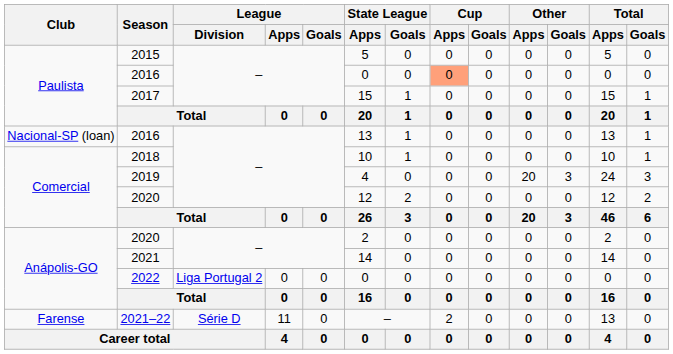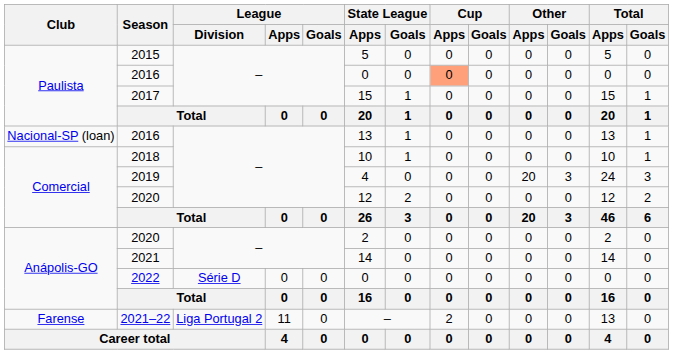(219, 278) Liga Portugal 2 -> (219, 278) Série D
(219, 319) Série D -> (219, 319) Liga Portugal 2
